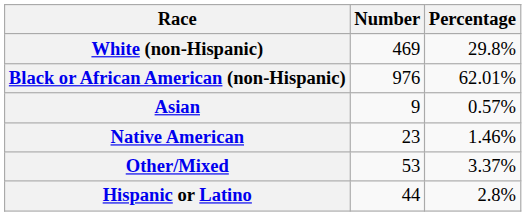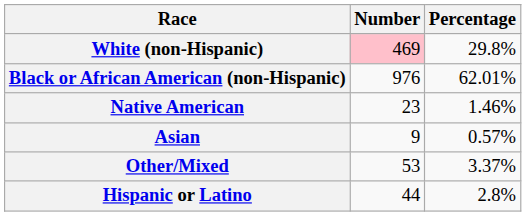(406, 48) no background -> (406, 48) pink background
rows swapped: (177, 136) <-> (177, 107)
